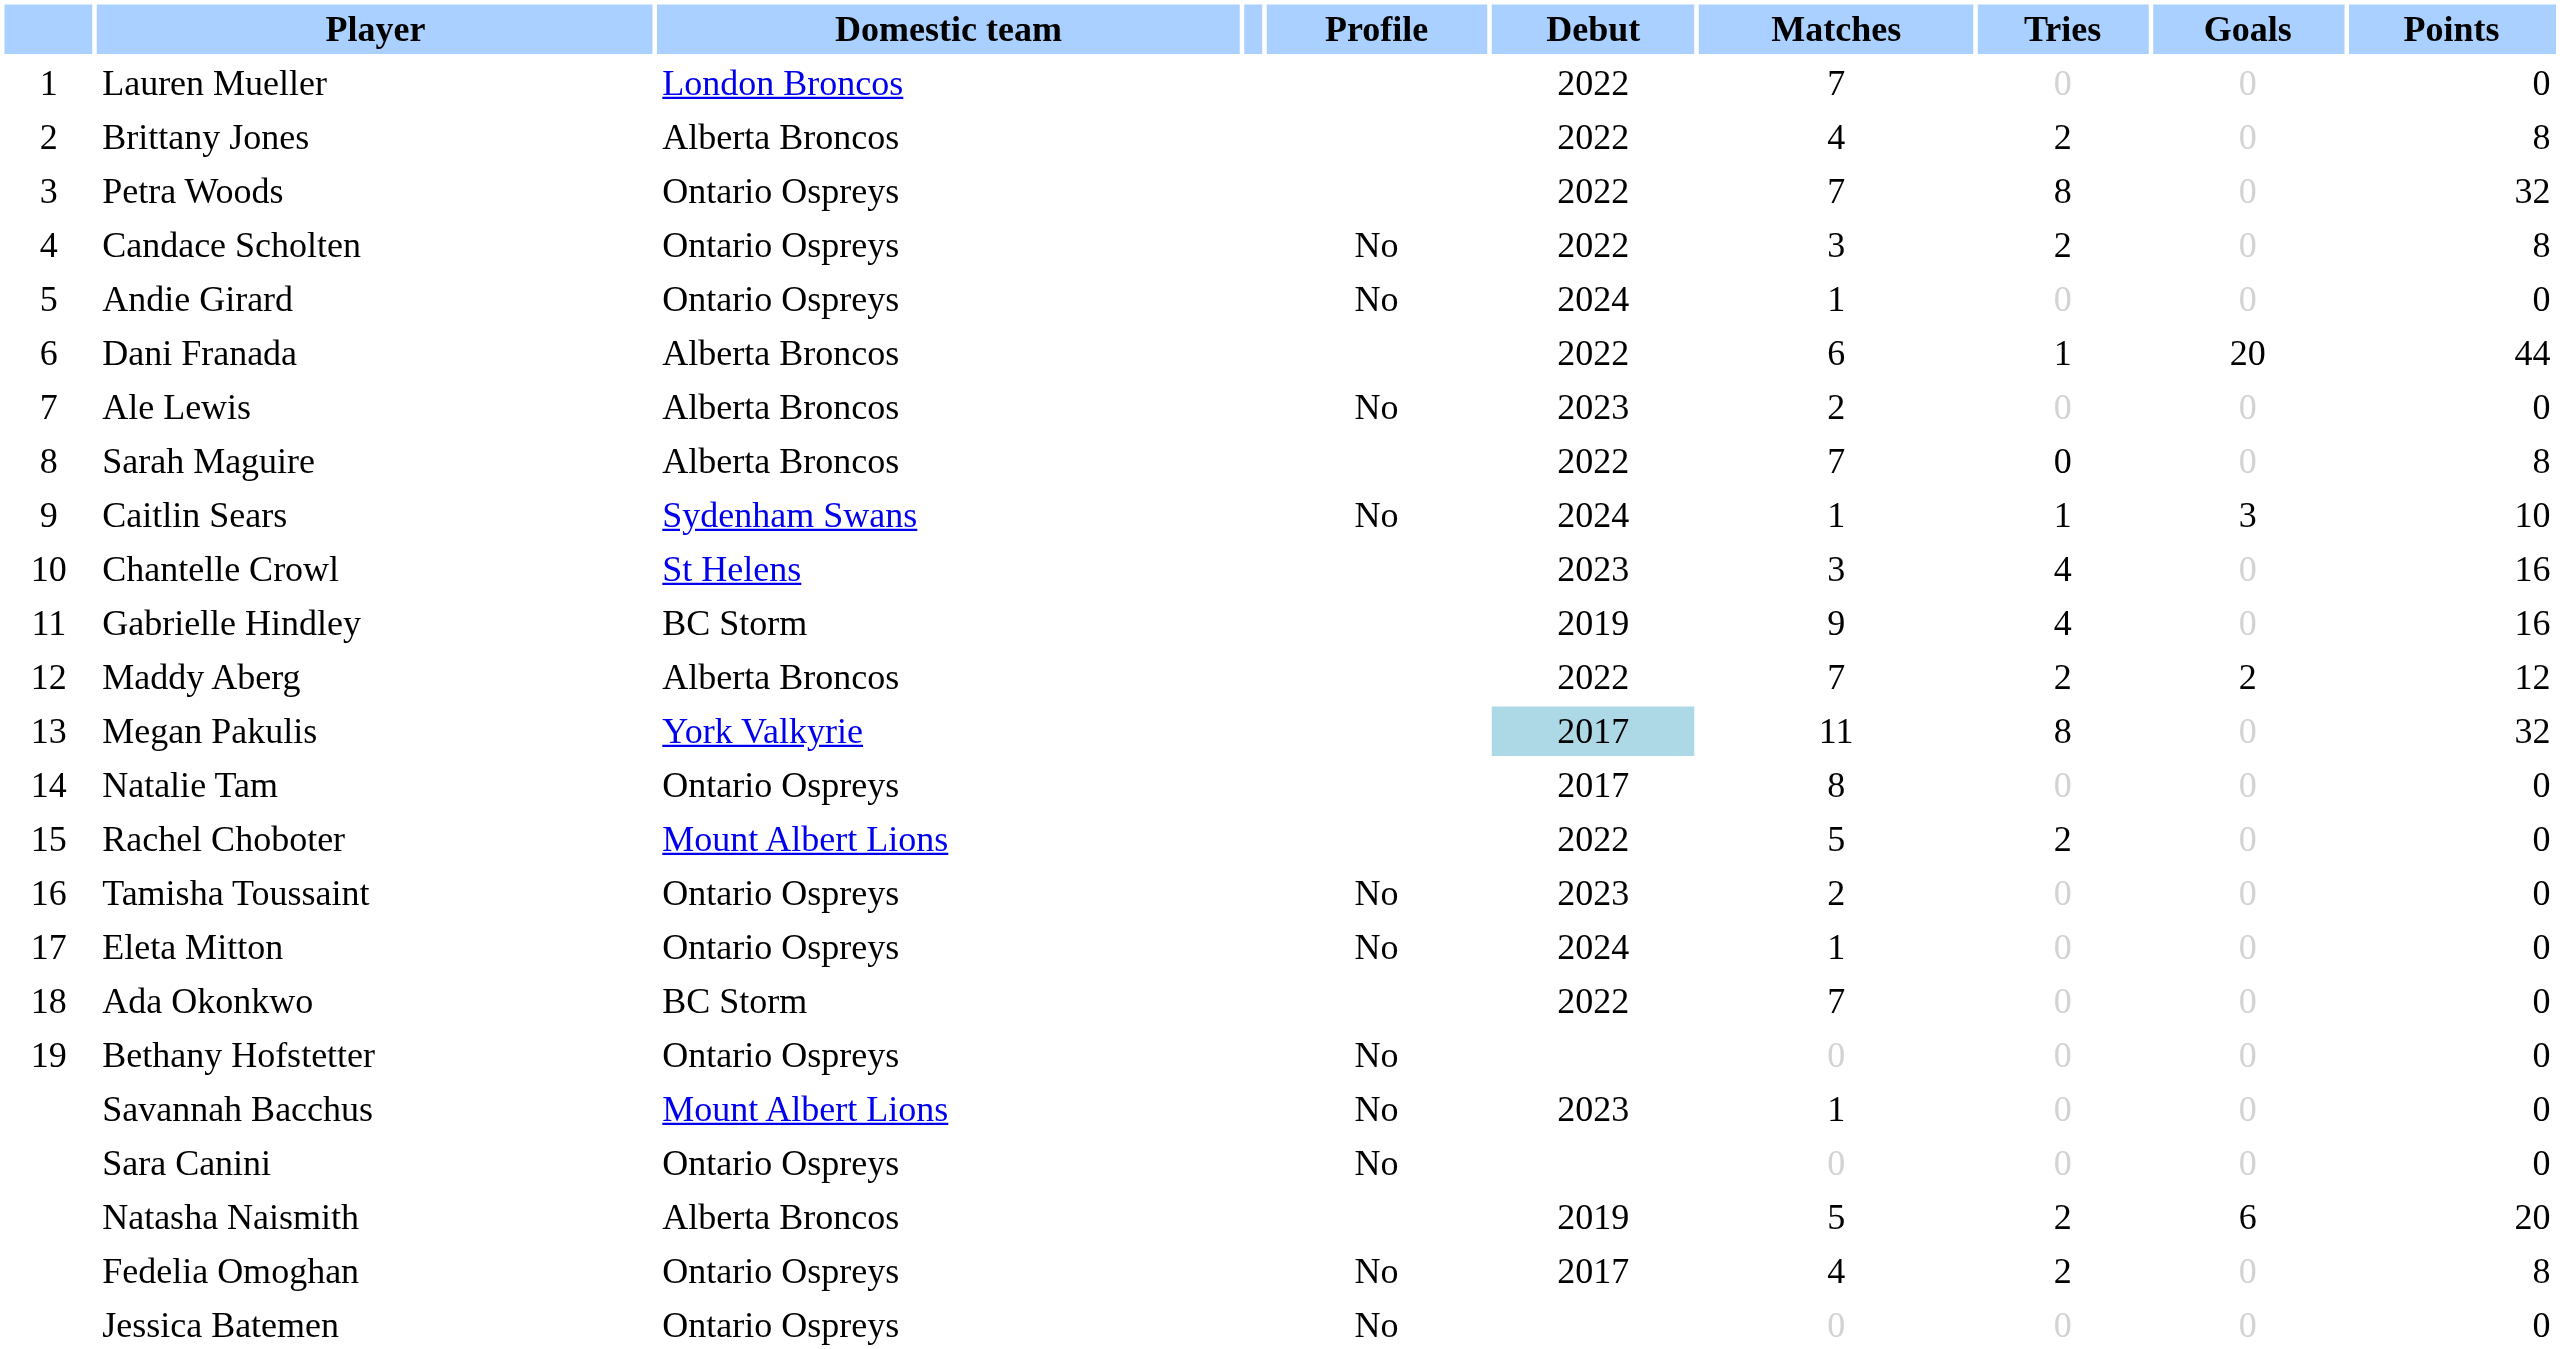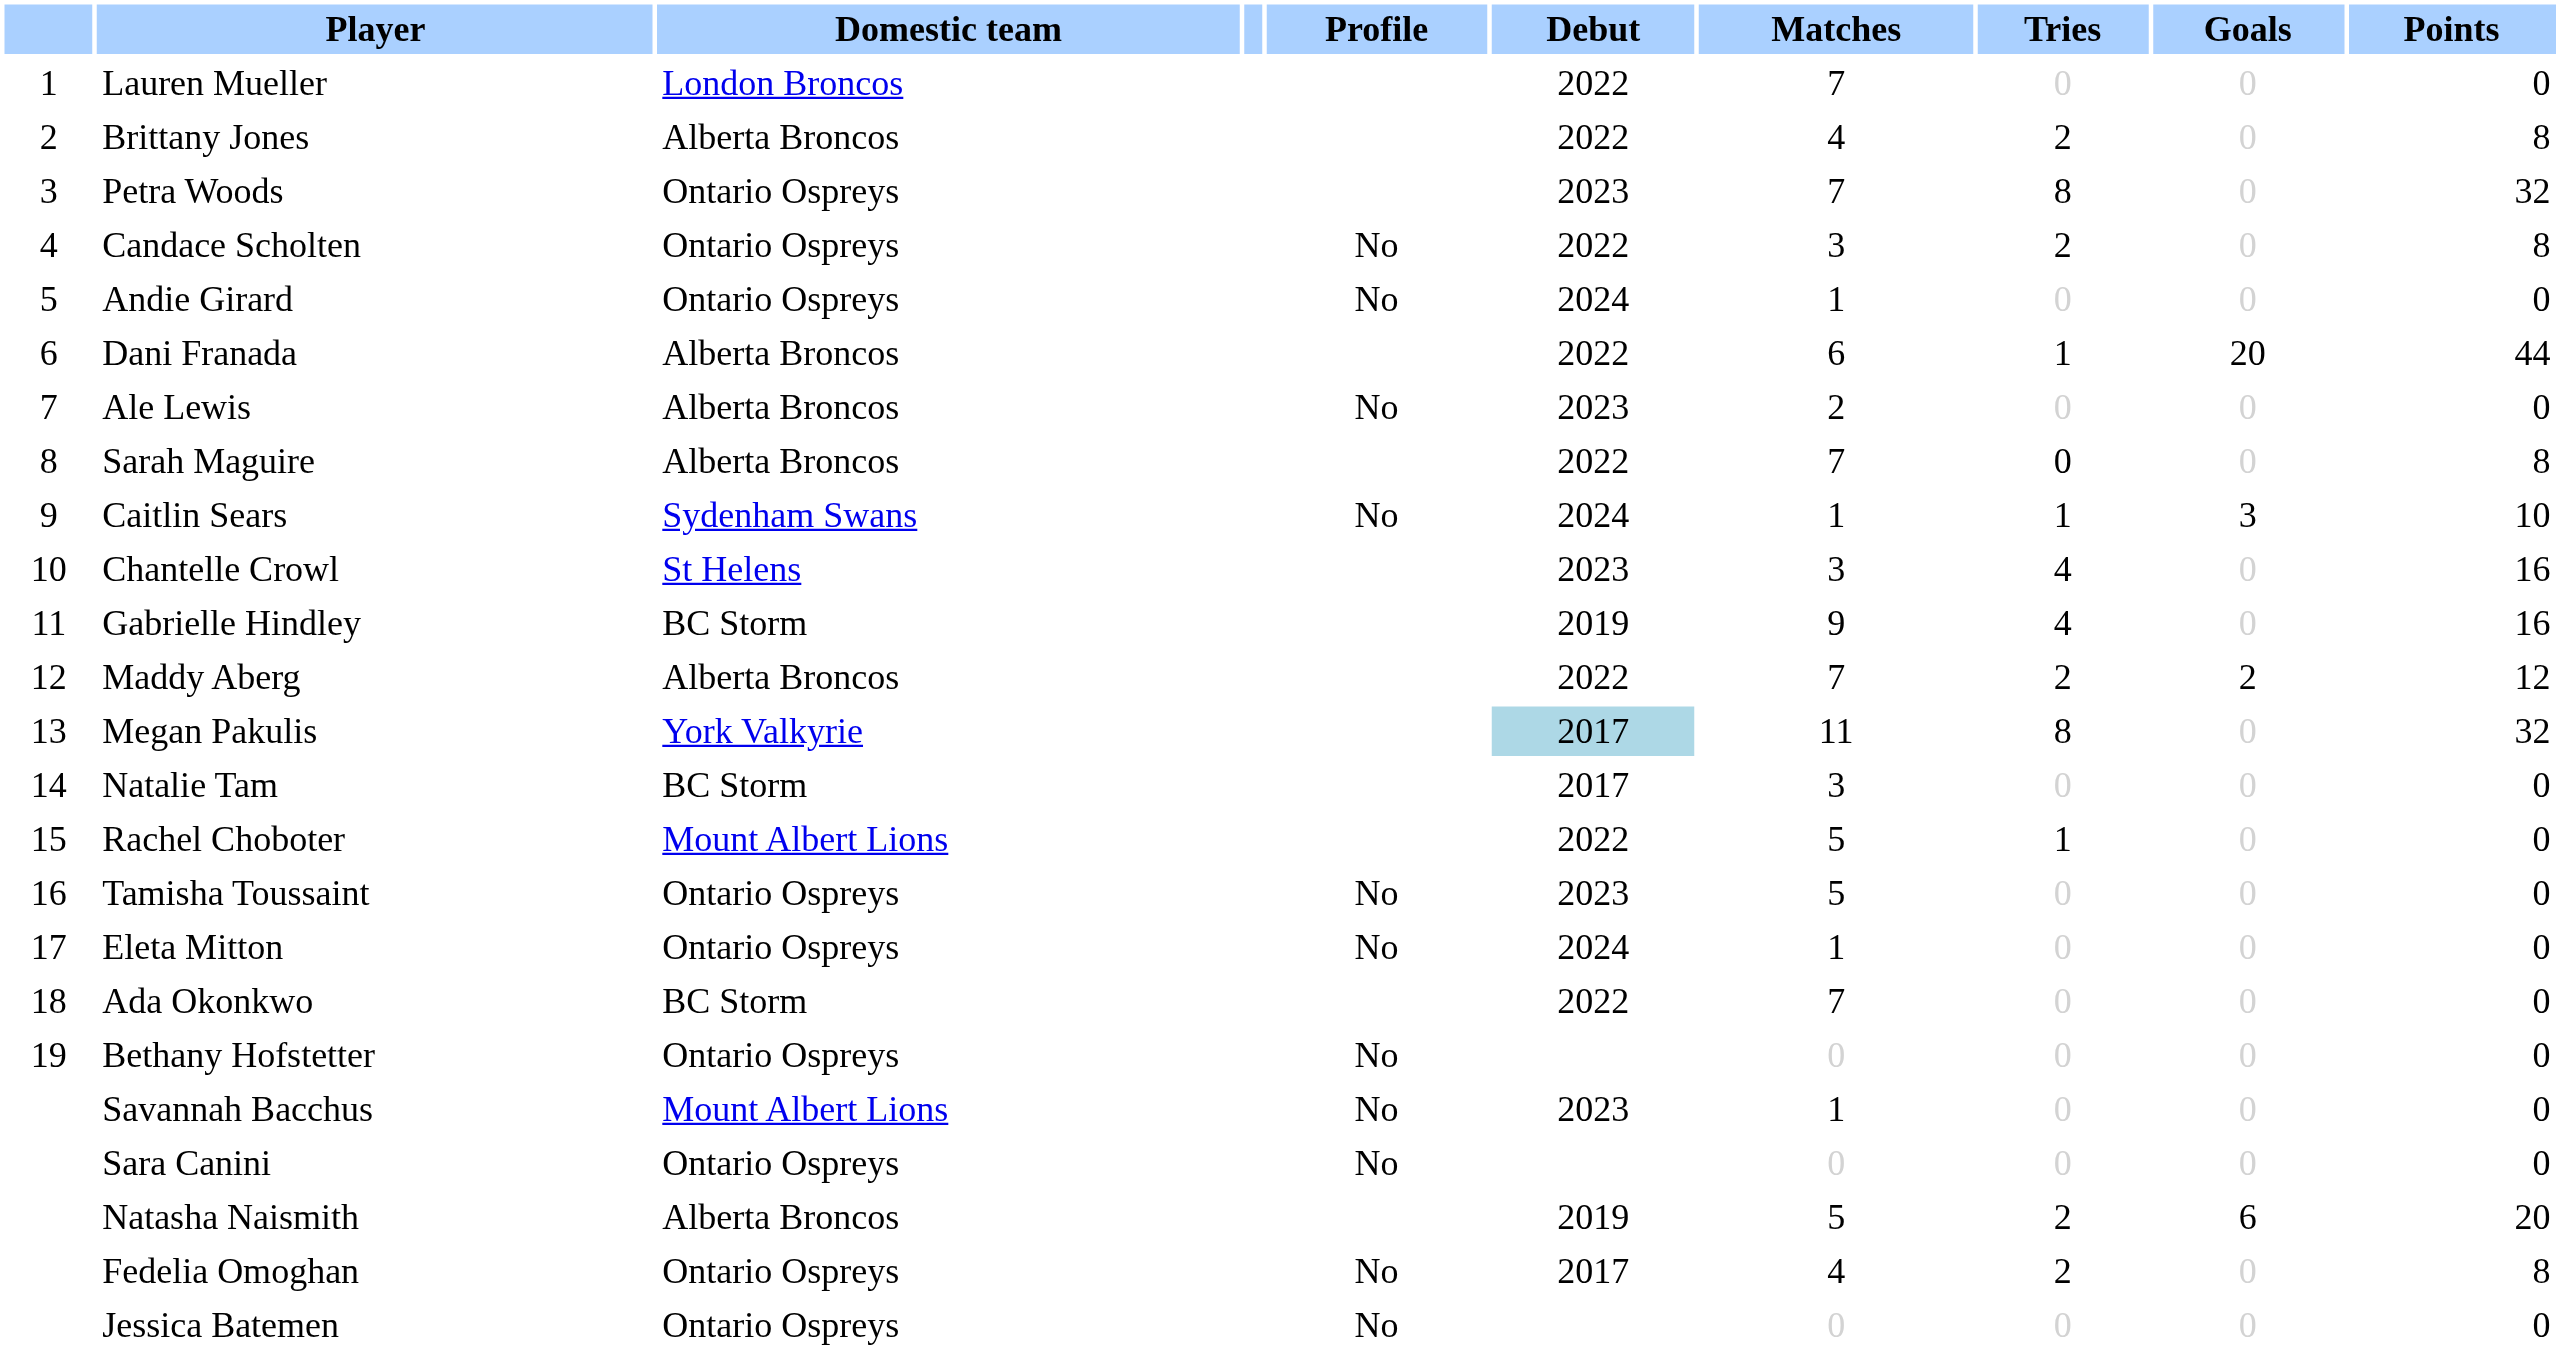(1593, 190) 2022 -> (1593, 190) 2023
(781, 784) Ontario Ospreys -> (735, 784) BC Storm
(1836, 784) 8 -> (1836, 784) 3
(2063, 838) 2 -> (2063, 838) 1
(1836, 892) 2 -> (1836, 892) 5
